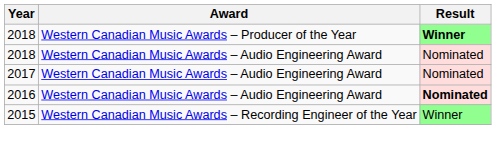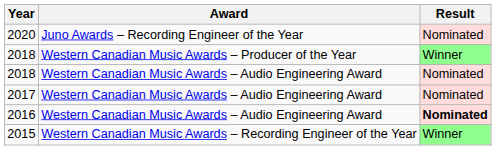+ row: (21, 34)
(444, 34) bold -> (443, 54) normal
